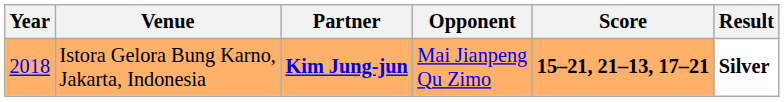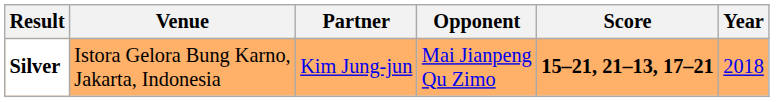columns swapped: (30, 21) <-> (746, 21)
(347, 67) bold -> (356, 67) normal
